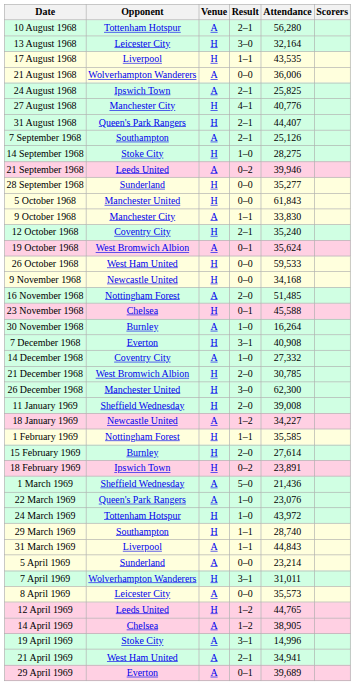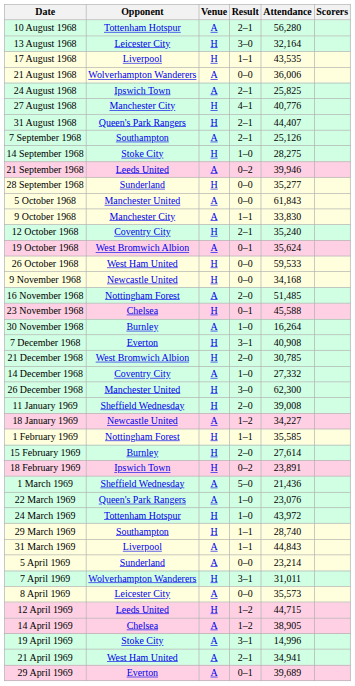(214, 201) H -> (214, 201) A
rows swapped: (45, 358) <-> (45, 374)
(288, 610) 44,765 -> (288, 610) 44,715
